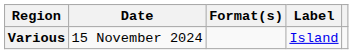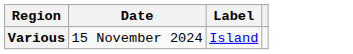- column: (246, 16)
